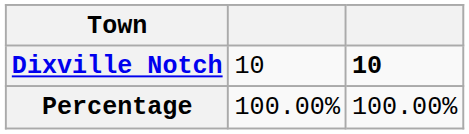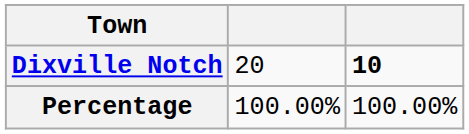(250, 66) 10 -> (250, 66) 20
